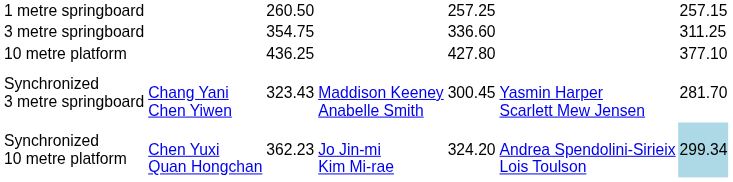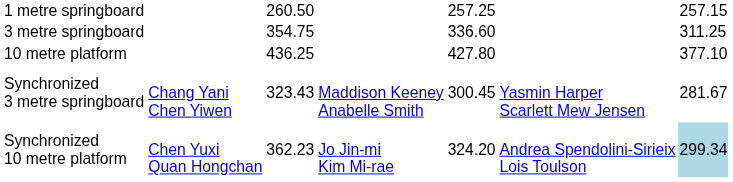(703, 93) 281.70 -> (703, 93) 281.67
